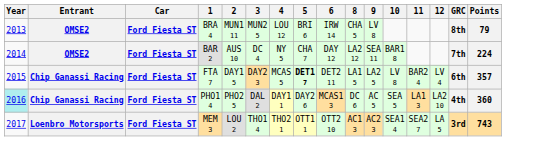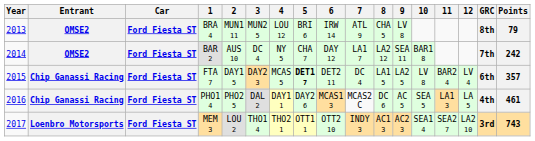+ column: (360, 11)
(485, 53) 224 -> (513, 53) 242
(16, 100) paleturquoise background -> (16, 100) no background
(440, 100) LA2 10 -> (468, 100) LA 5
(485, 100) 360 -> (513, 100) 461
(440, 123) LA 5 -> (468, 123) LA2 10
